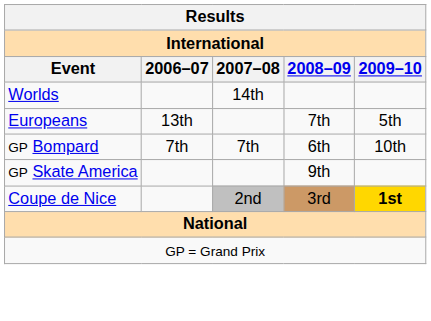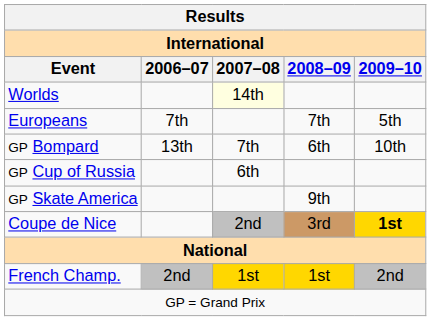(248, 95) no background -> (248, 95) lightyellow background
(177, 120) 13th -> (177, 120) 7th
(177, 146) 7th -> (177, 146) 13th
+ row: (72, 172)
+ row: (65, 276)
